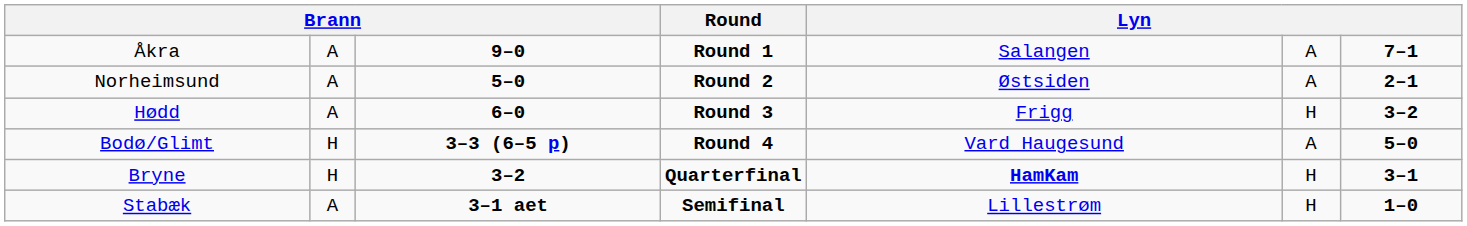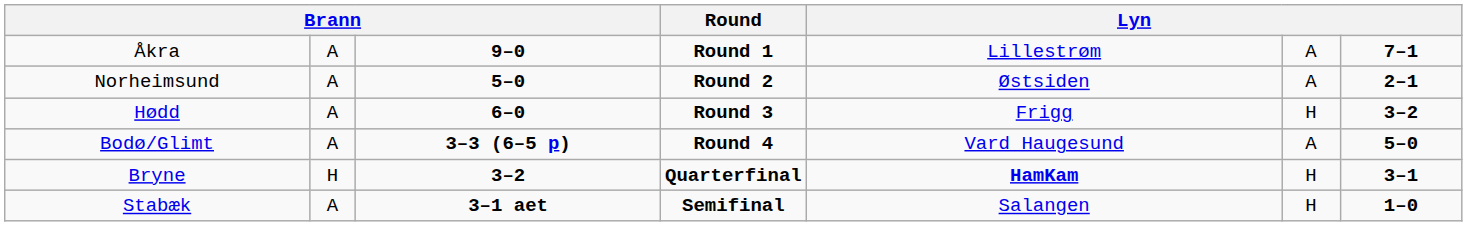(1044, 51) Salangen -> (1044, 51) Lillestrøm
(333, 144) H -> (333, 144) A
(1044, 206) Lillestrøm -> (1044, 206) Salangen
